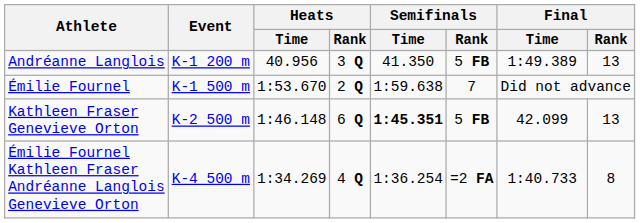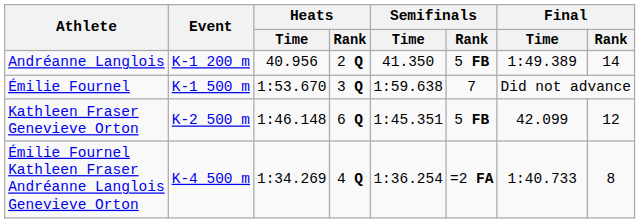(350, 62) 3 Q -> (350, 62) 2 Q
(611, 62) 13 -> (611, 62) 14
(350, 87) 2 Q -> (350, 87) 3 Q
(408, 120) bold -> (408, 120) normal
(611, 120) 13 -> (611, 120) 12
